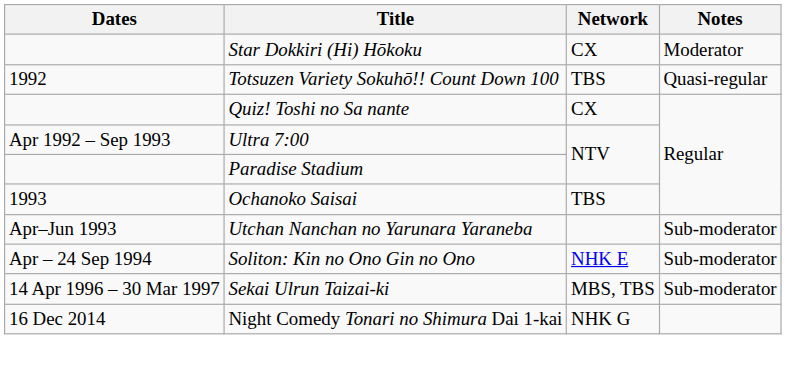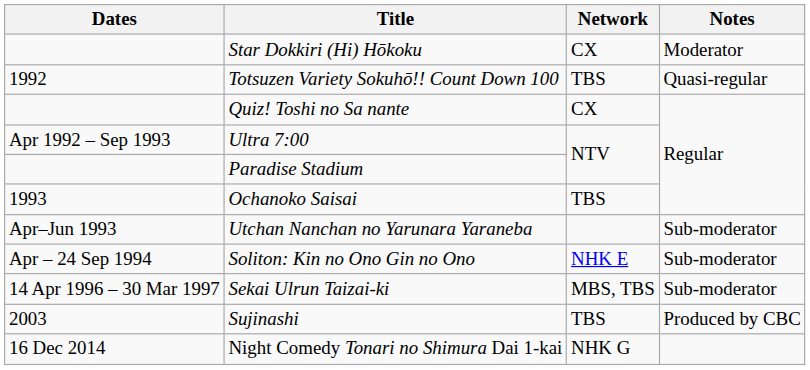+ row: (264, 318)
